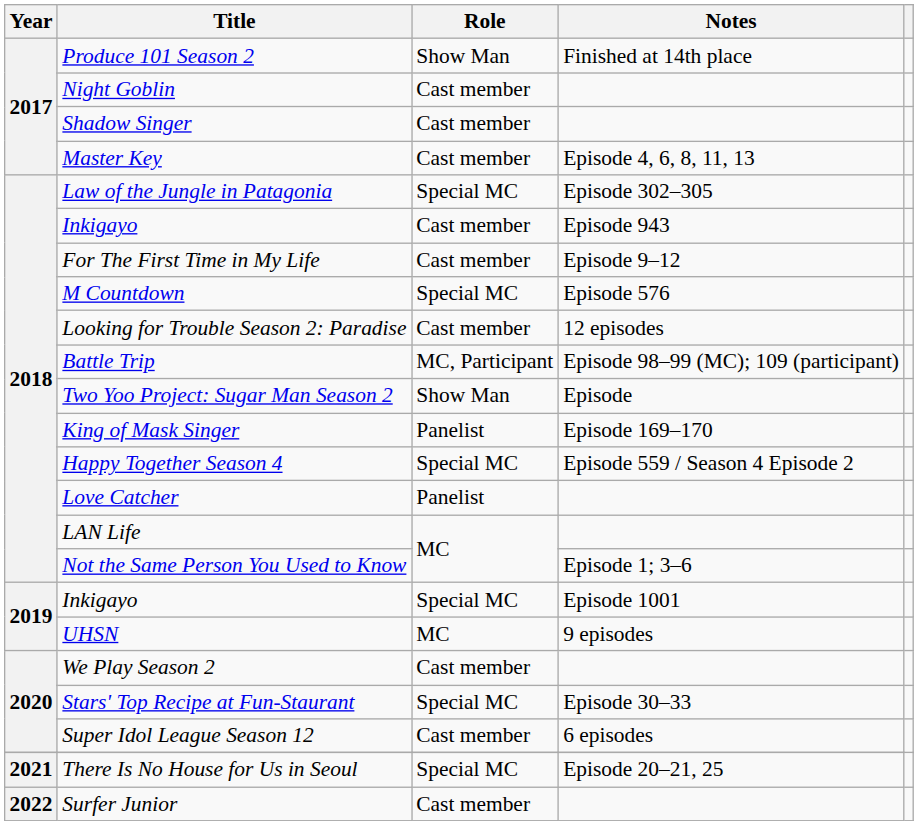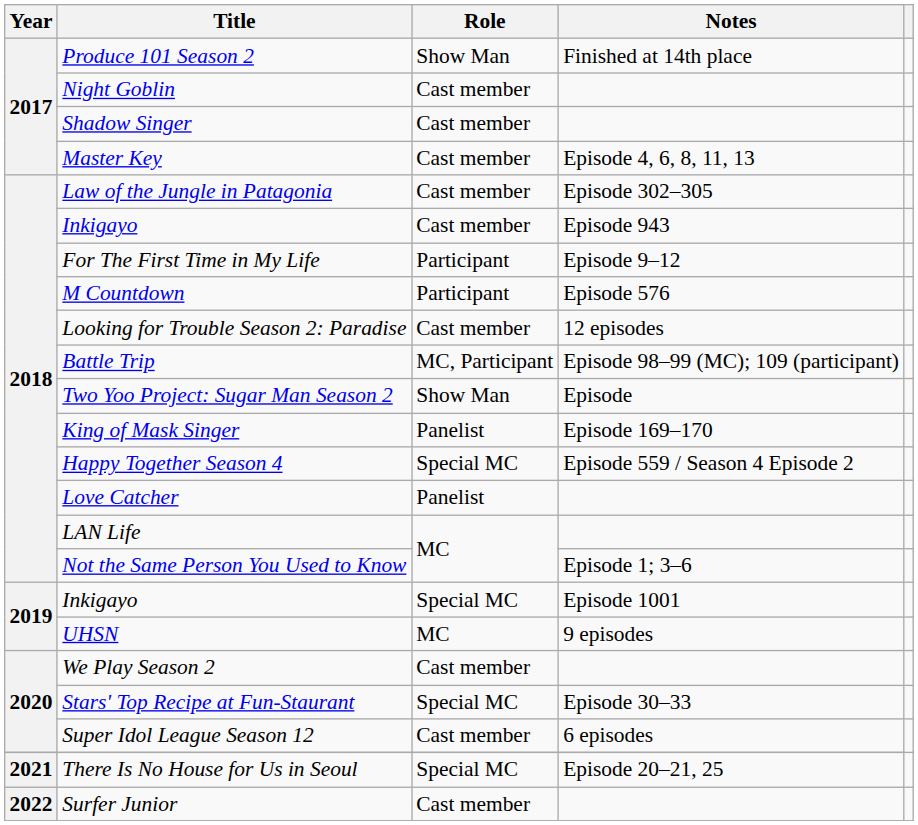(467, 191) Special MC -> (473, 191) Cast member
(473, 259) Cast member -> (463, 259) Participant
(467, 293) Special MC -> (463, 293) Participant
